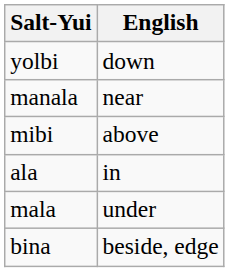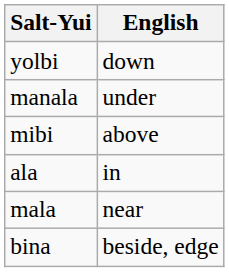(123, 97) near -> (129, 97) under
(129, 209) under -> (123, 209) near
